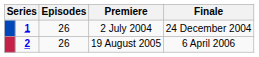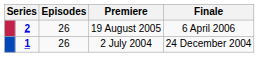rows swapped: (126, 28) <-> (126, 44)
